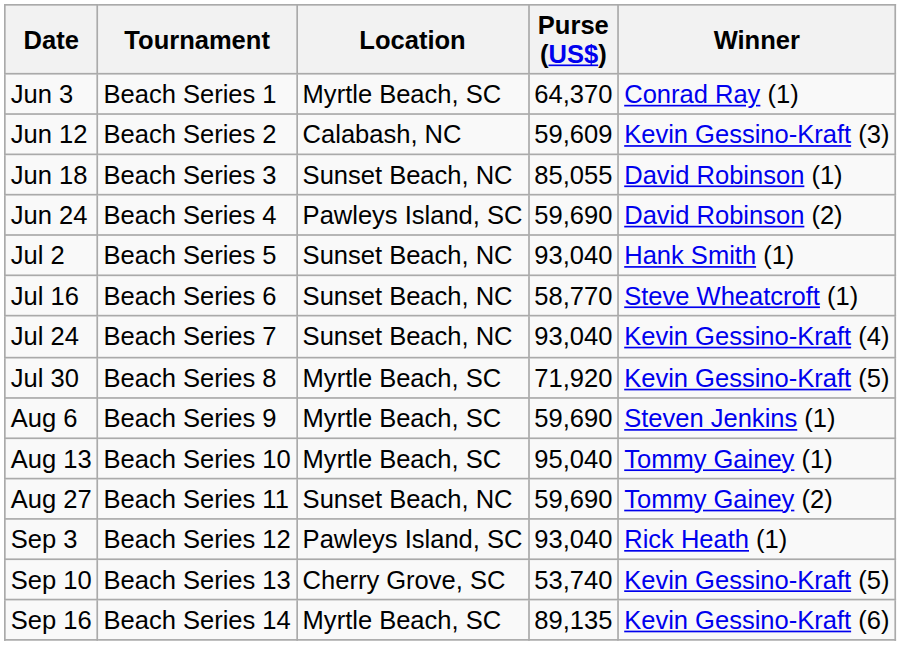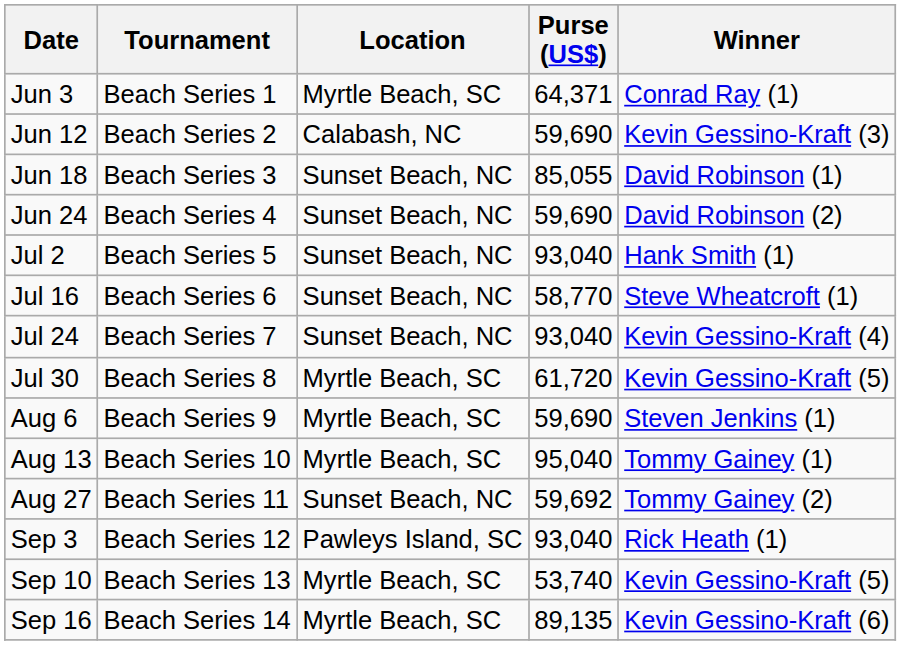(573, 94) 64,370 -> (573, 94) 64,371
(573, 135) 59,609 -> (573, 135) 59,690
(413, 216) Pawleys Island, SC -> (408, 216) Sunset Beach, NC
(573, 377) 71,920 -> (573, 377) 61,720
(573, 498) 59,690 -> (573, 498) 59,692
(404, 579) Cherry Grove, SC -> (402, 579) Myrtle Beach, SC
